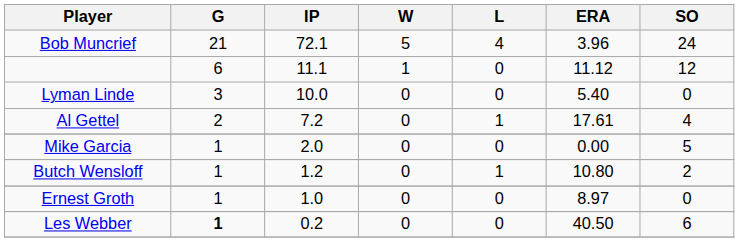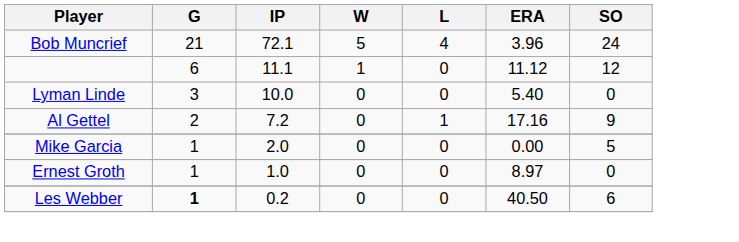(593, 120) 17.61 -> (527, 120) 17.16
(687, 120) 4 -> (611, 120) 9
- row: (88, 172)
